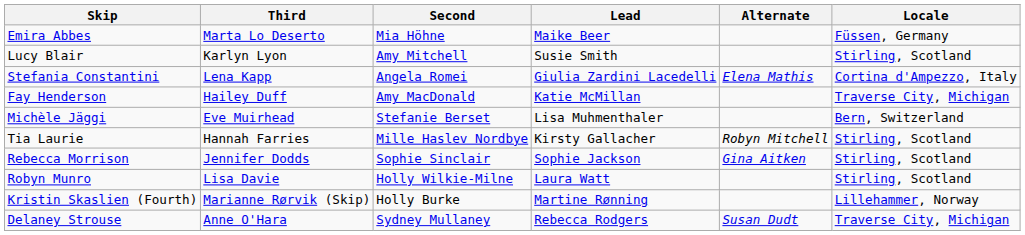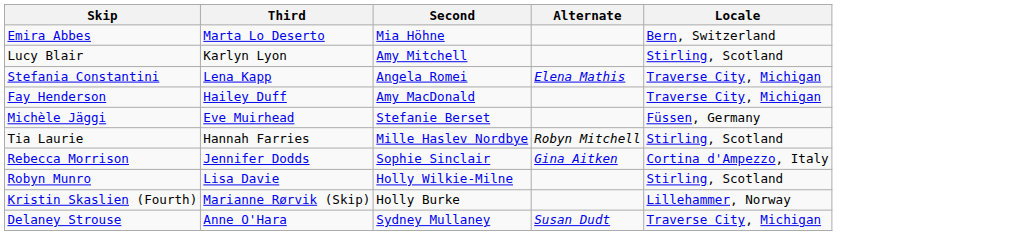- column: (625, 15)
(892, 35) Füssen, Germany -> (711, 35) Bern, Switzerland
(926, 76) Cortina d'Ampezzo, Italy -> (734, 76) Traverse City, Michigan
(899, 118) Bern, Switzerland -> (703, 118) Füssen, Germany
(903, 159) Stirling, Scotland -> (738, 159) Cortina d'Ampezzo, Italy
